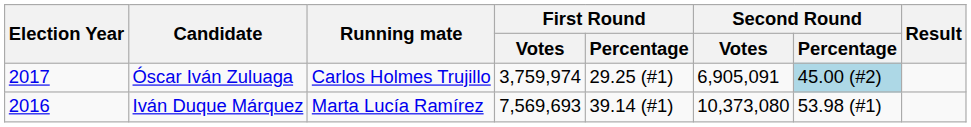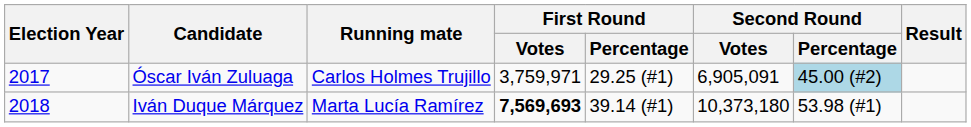(540, 77) 3,759,974 -> (540, 77) 3,759,971
(29, 106) 2016 -> (29, 106) 2018
(540, 106) normal -> (540, 106) bold
(743, 106) 10,373,080 -> (743, 106) 10,373,180
